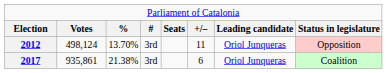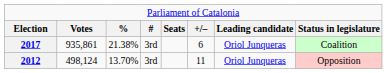rows swapped: (31, 44) <-> (31, 60)
